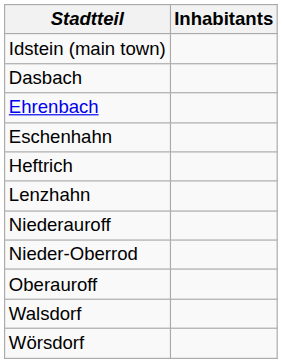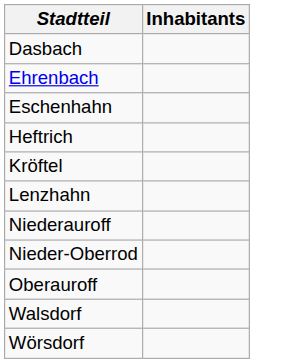- row: (87, 48)
+ row: (36, 166)
